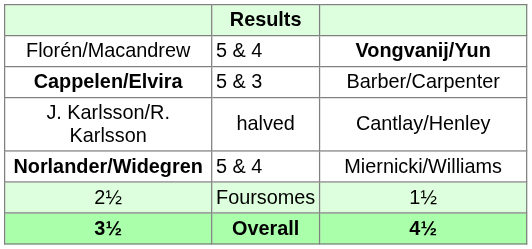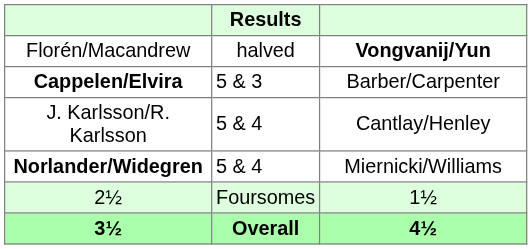(239, 50) 5 & 4 -> (266, 50) halved
(266, 124) halved -> (239, 124) 5 & 4
